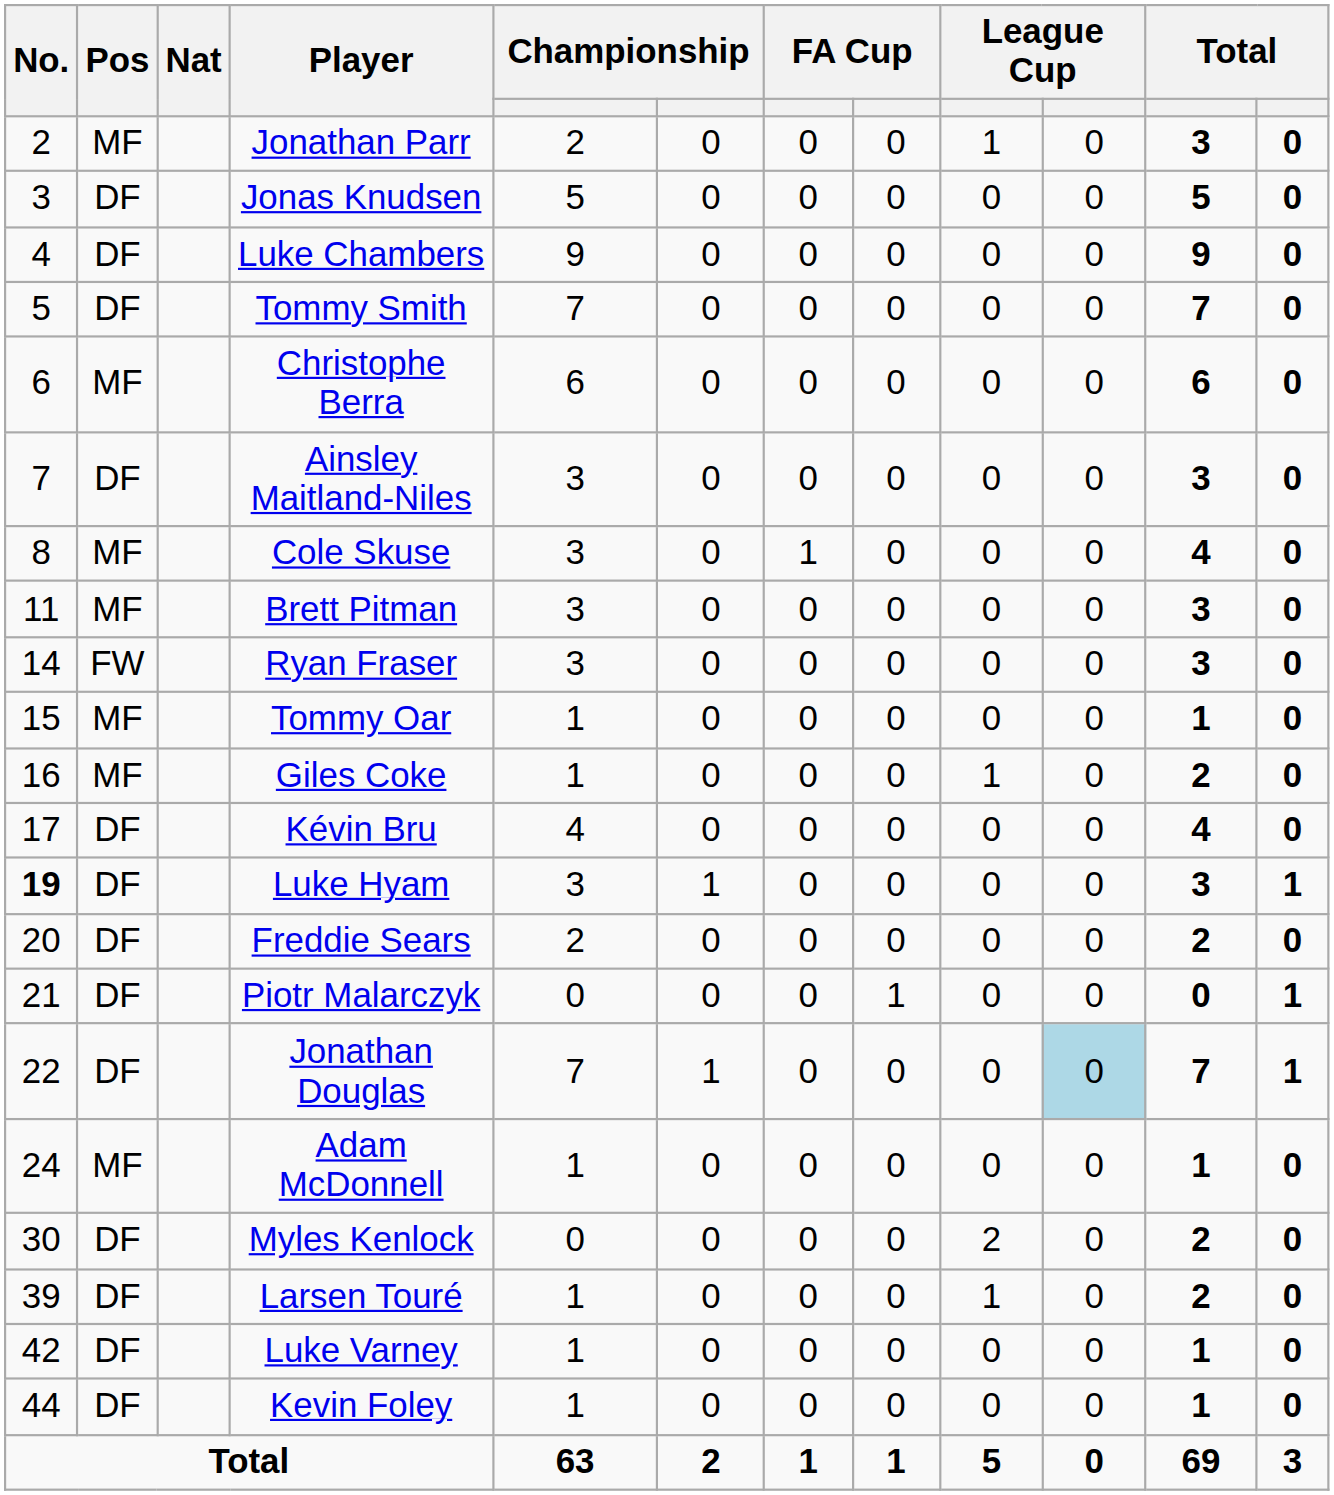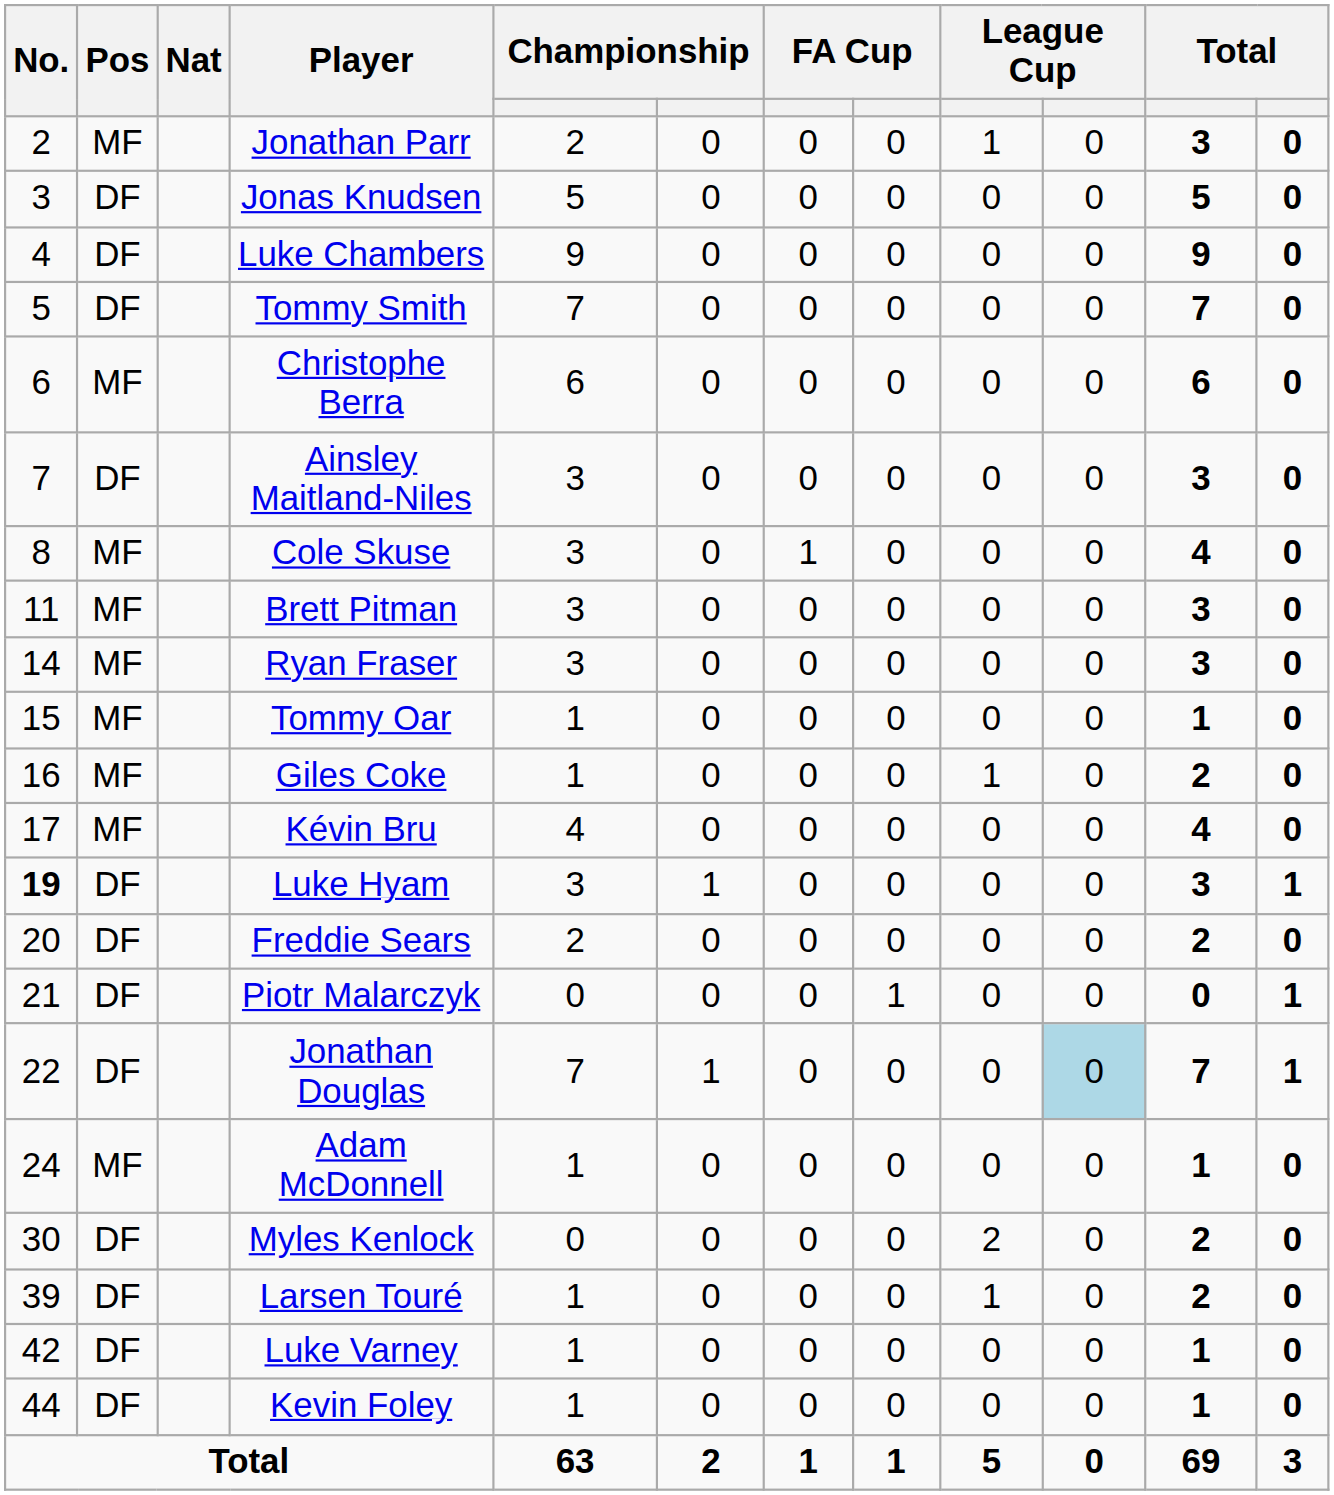(117, 663) FW -> (117, 663) MF
(117, 829) DF -> (117, 829) MF
